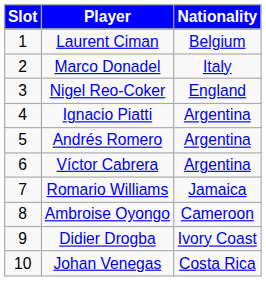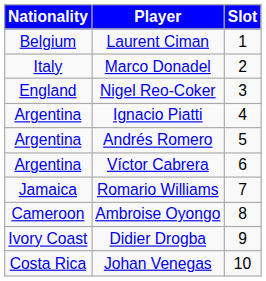columns swapped: (23, 16) <-> (217, 16)
